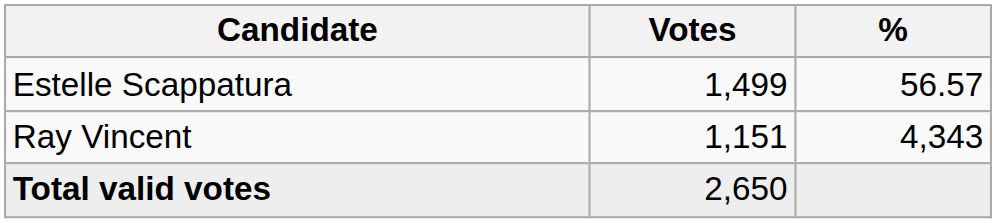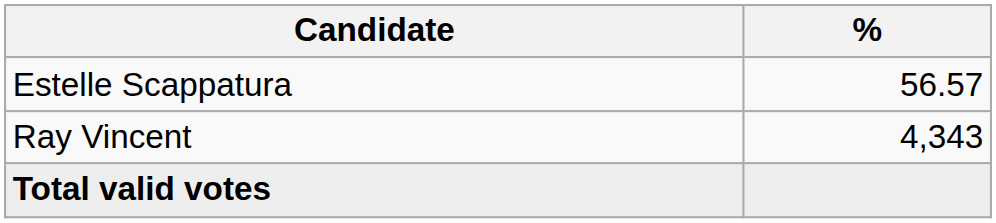- column: (692, 30)
